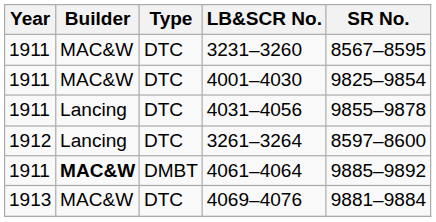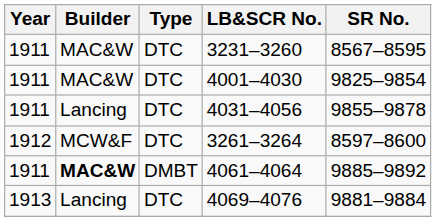(93, 140) Lancing -> (96, 140) MCW&F
(97, 200) MAC&W -> (93, 200) Lancing
